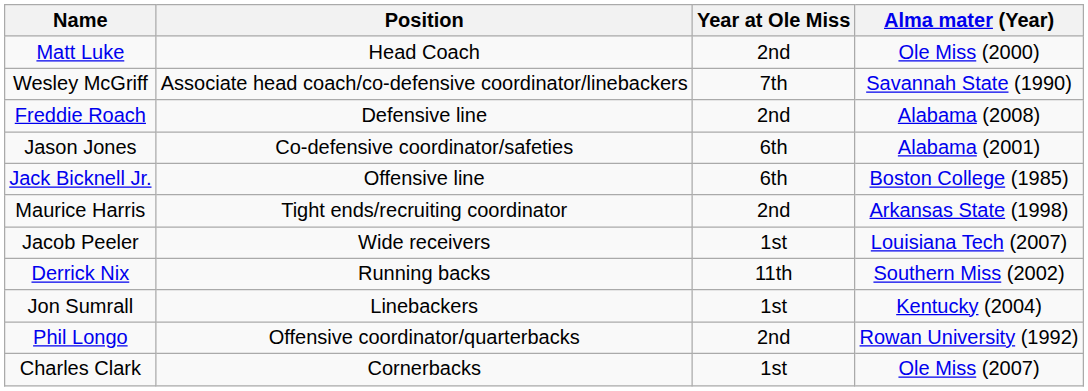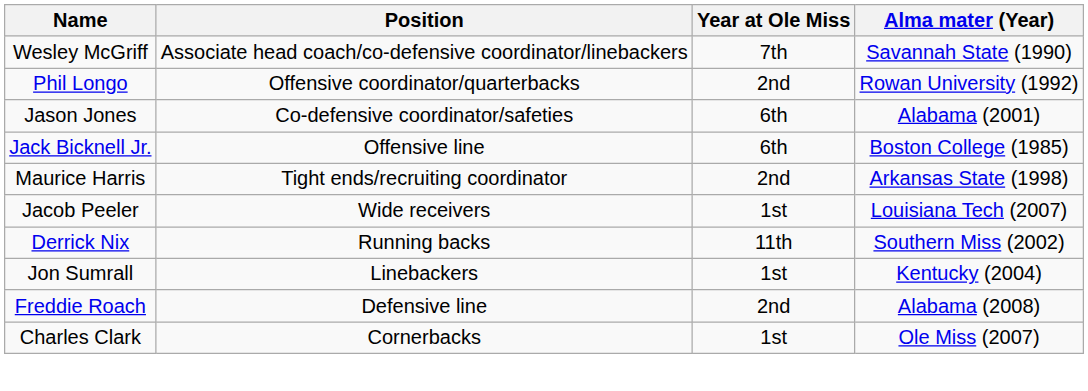- row: (80, 52)
rows swapped: (80, 337) <-> (80, 115)
